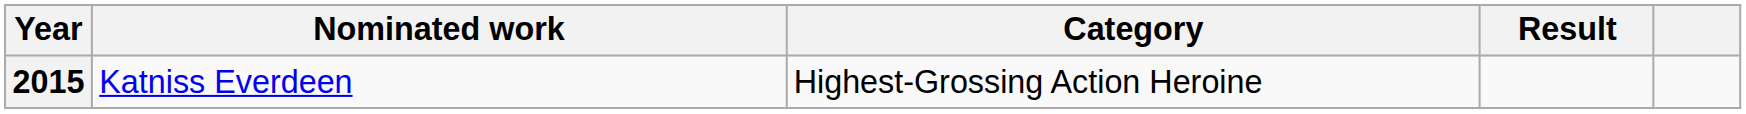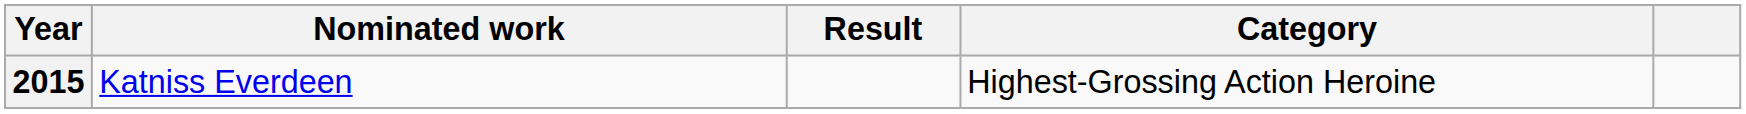columns swapped: (1133, 30) <-> (1567, 30)
